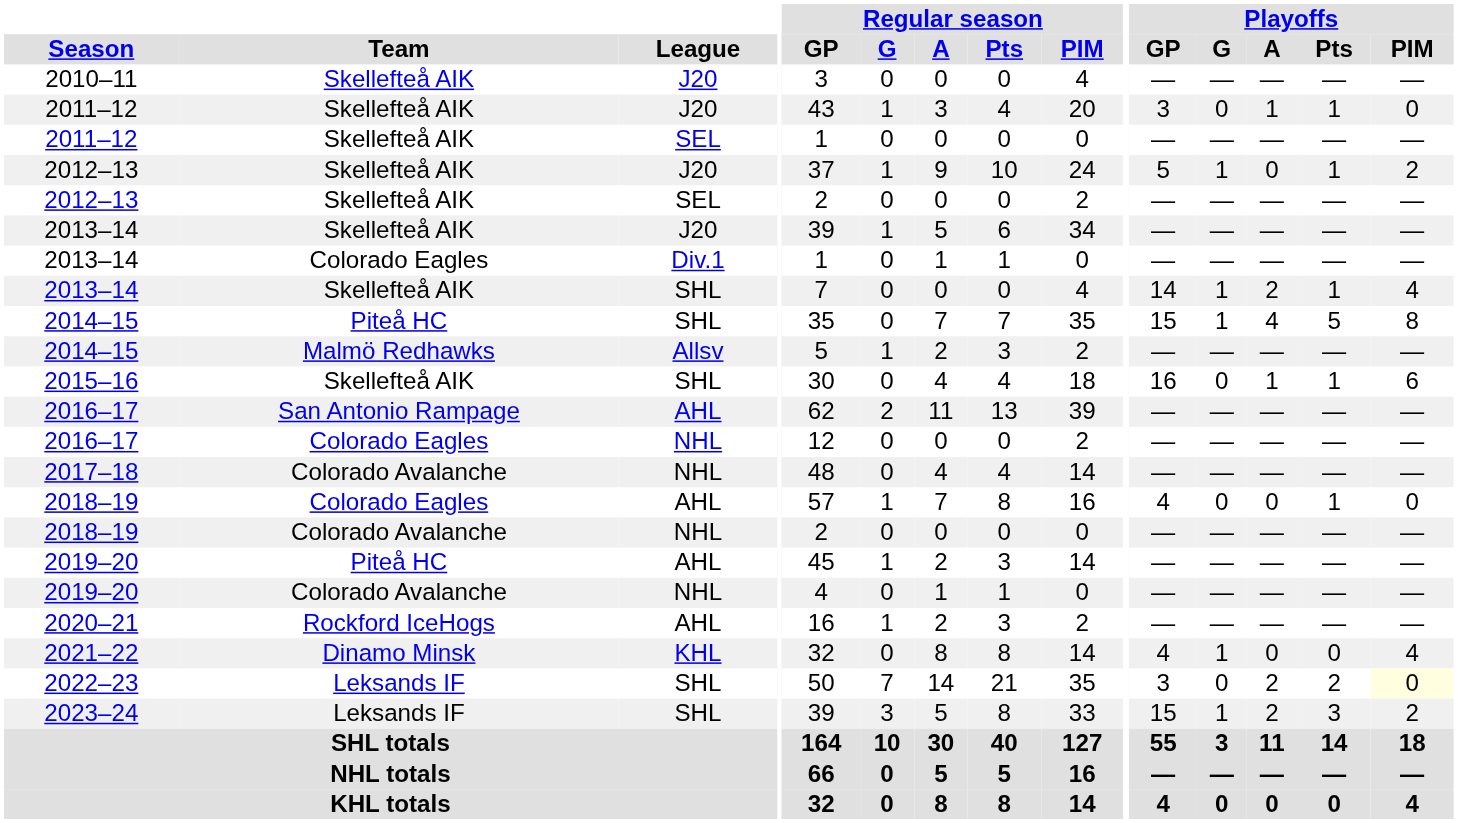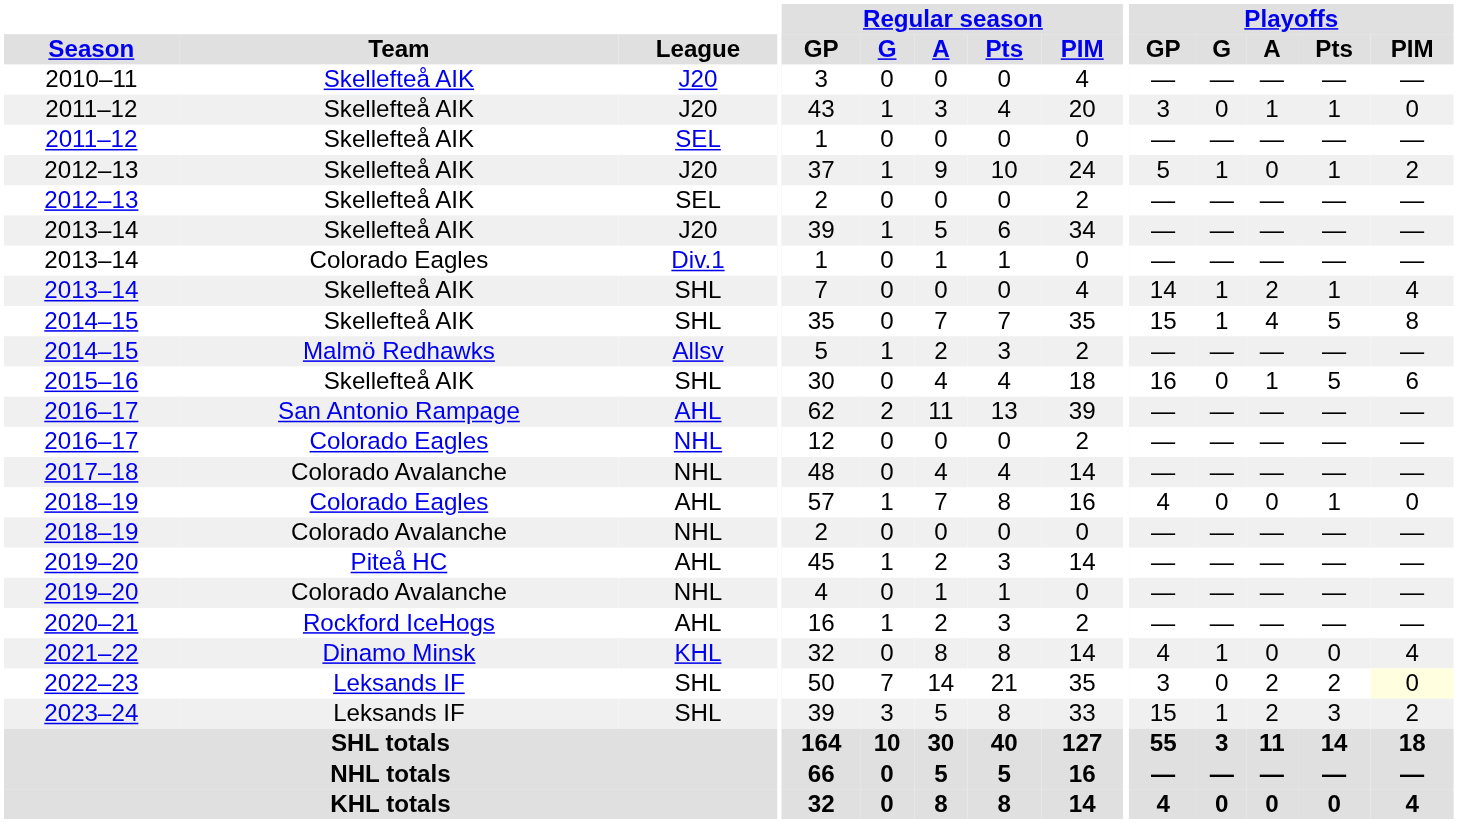(399, 320) Piteå HC -> (399, 320) Skellefteå AIK
(1334, 381) 1 -> (1334, 381) 5
